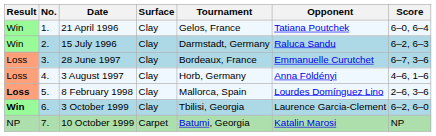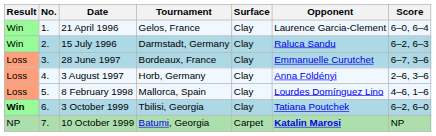columns swapped: (224, 11) <-> (157, 11)
(312, 27) Tatiana Poutchek -> (330, 27) Laurence Garcia-Clement
(410, 75) 4–6, 1–6 -> (410, 75) 2–6, 3–6
(18, 91) bold -> (17, 91) normal
(410, 91) 2–6, 3–6 -> (410, 91) 4–6, 1–6
(330, 107) Laurence Garcia-Clement -> (312, 107) Tatiana Poutchek
(305, 123) normal -> (308, 123) bold
